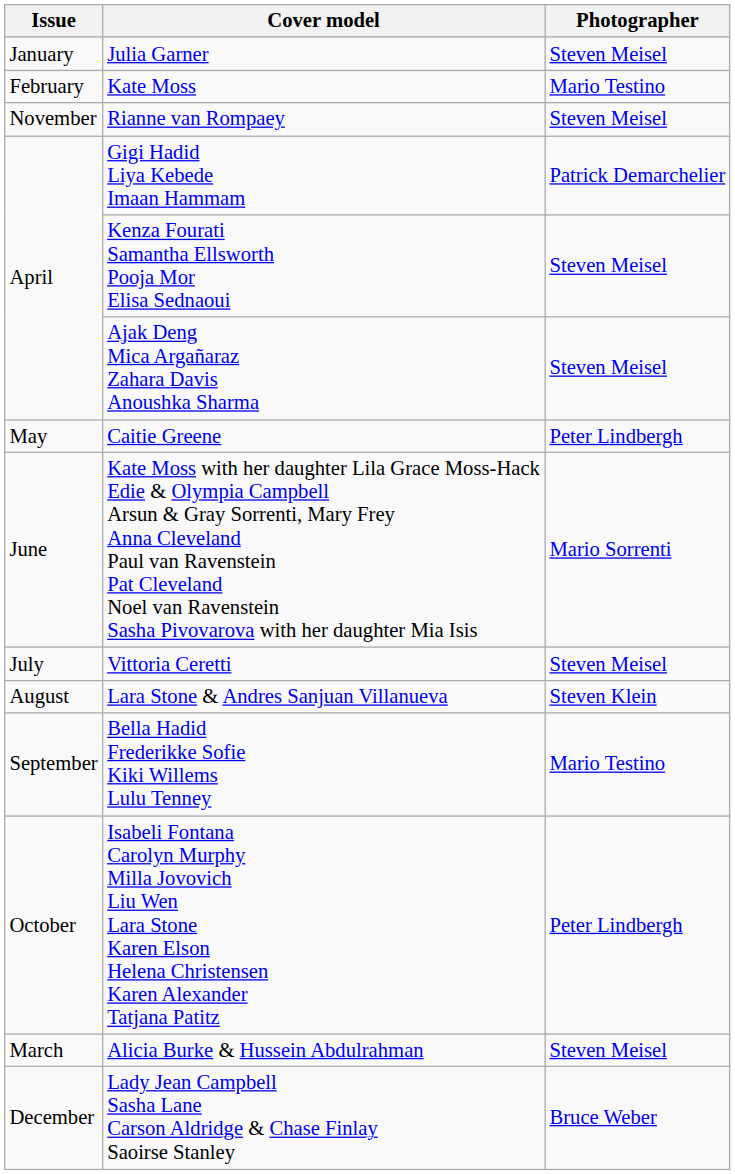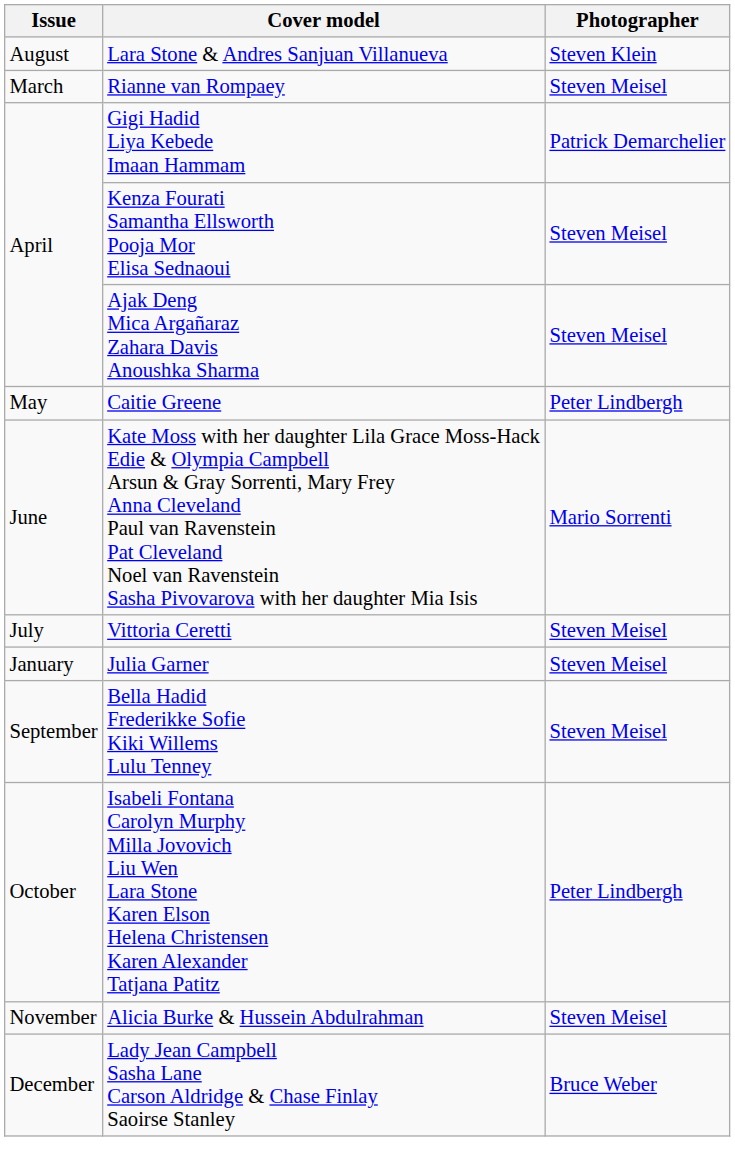rows swapped: (158, 53) <-> (277, 696)
- row: (152, 86)
(53, 119) November -> (36, 86) March
(607, 764) Mario Testino -> (608, 731) Steven Meisel
(36, 1050) March -> (53, 1017) November
